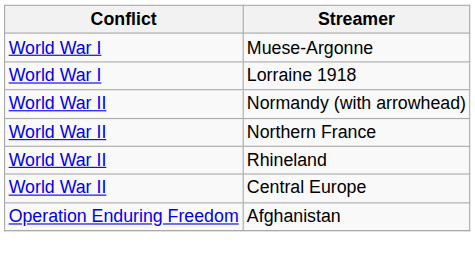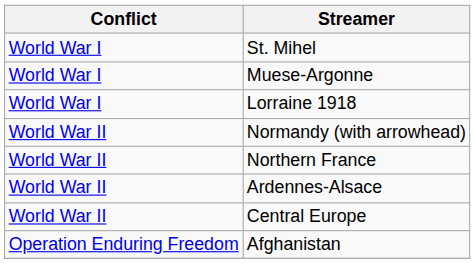+ row: (281, 47)
- row: (287, 160)
+ row: (314, 188)
